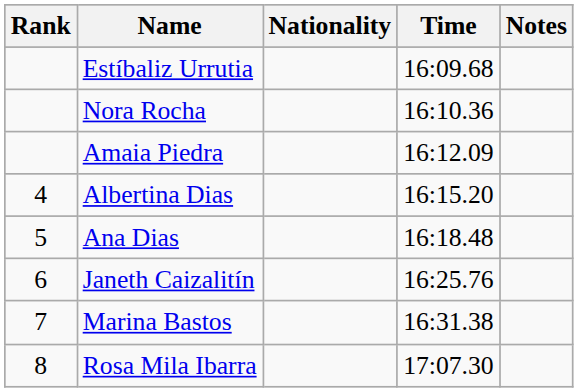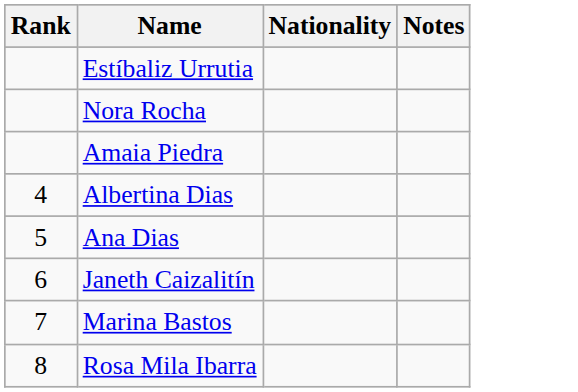- column: (448, 25)
